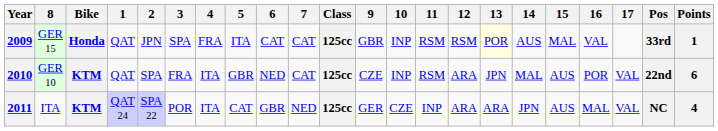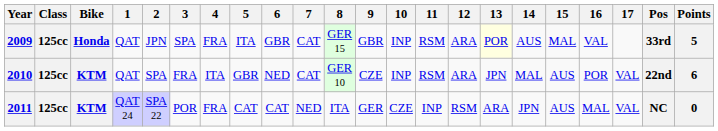columns swapped: (337, 14) <-> (50, 14)
(272, 41) CAT -> (277, 41) GBR
(464, 41) RSM -> (464, 41) ARA
(694, 41) 1 -> (694, 41) 5
(210, 108) ITA -> (215, 108) FRA
(272, 108) GBR -> (277, 108) CAT
(464, 108) ARA -> (464, 108) RSM
(694, 108) 4 -> (694, 108) 0
